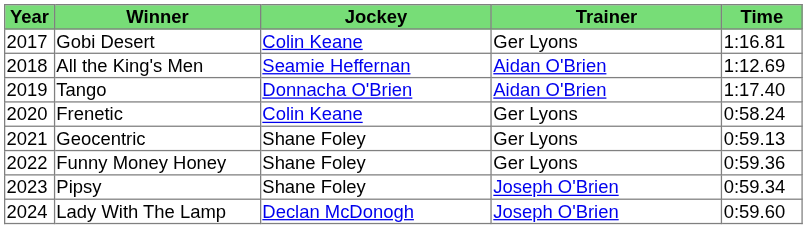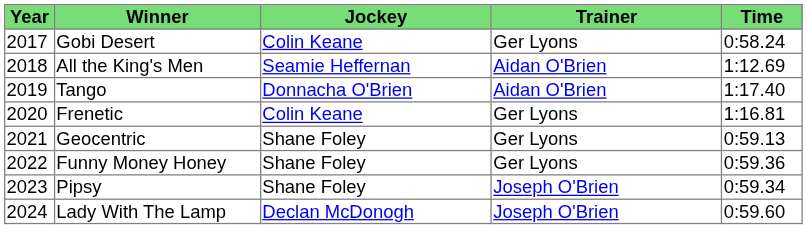(754, 41) 1:16.81 -> (754, 41) 0:58.24
(754, 114) 0:58.24 -> (754, 114) 1:16.81
